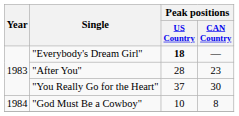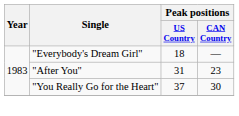(179, 54) bold -> (179, 54) normal
(179, 70) 28 -> (179, 70) 31
- row: (87, 103)
